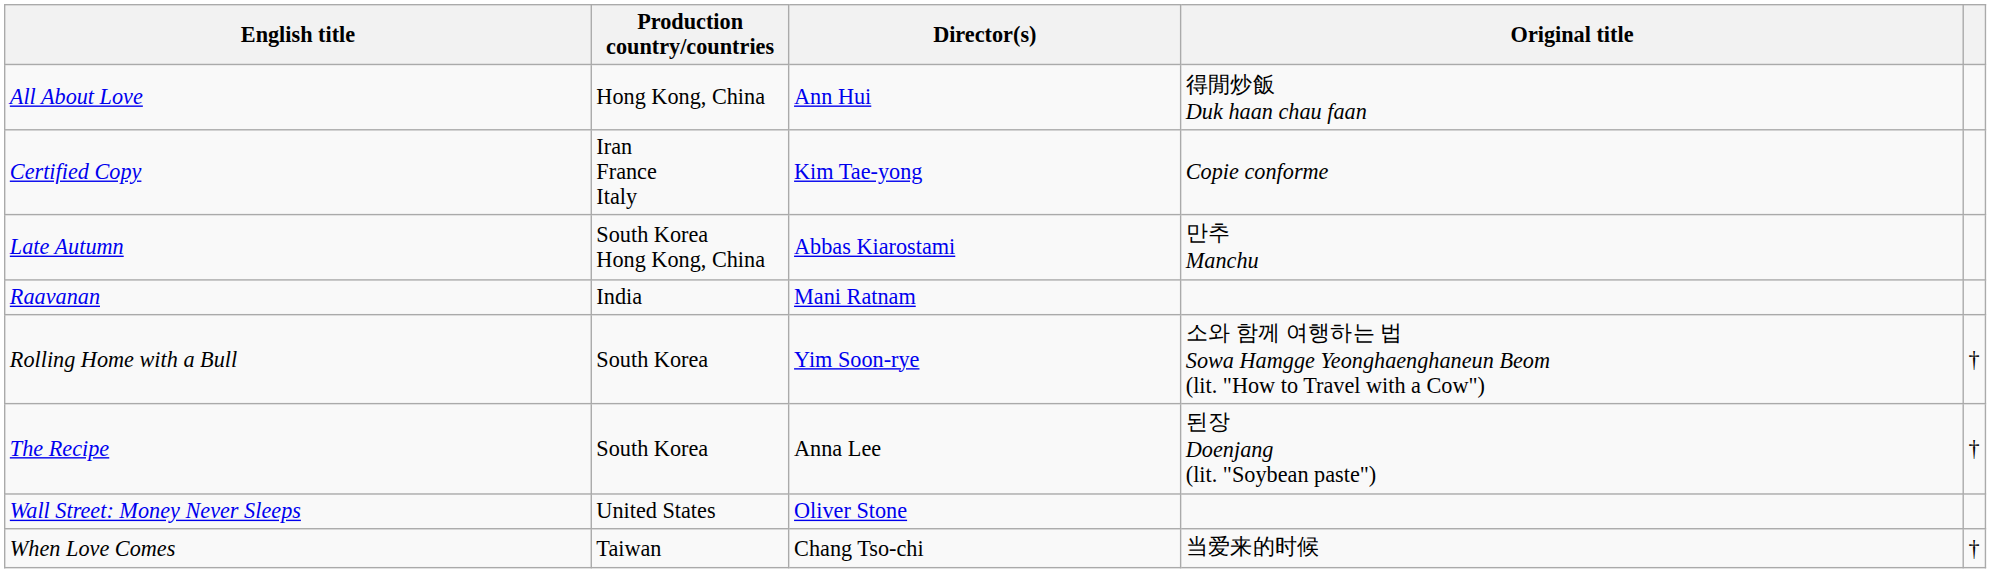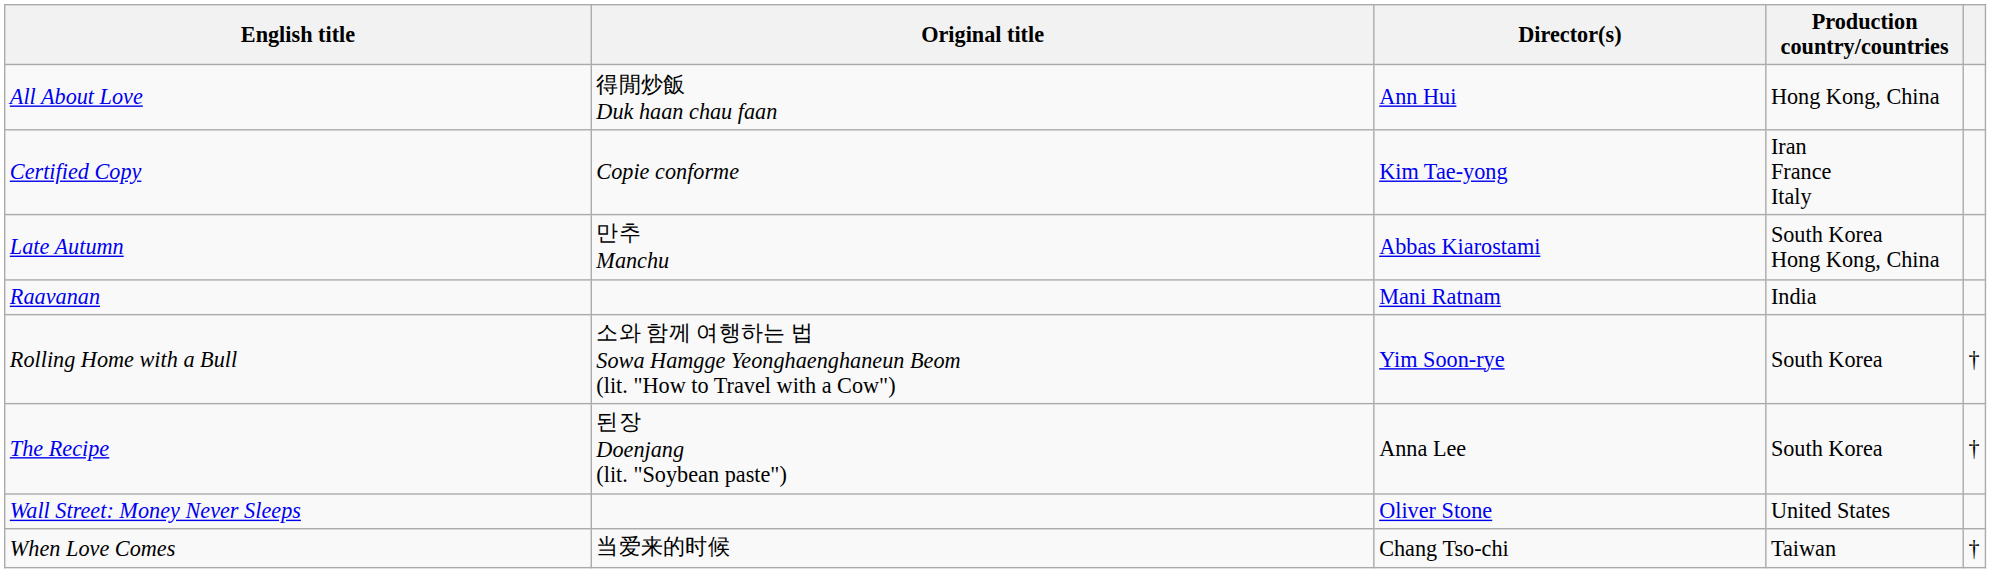columns swapped: (1572, 34) <-> (690, 34)
